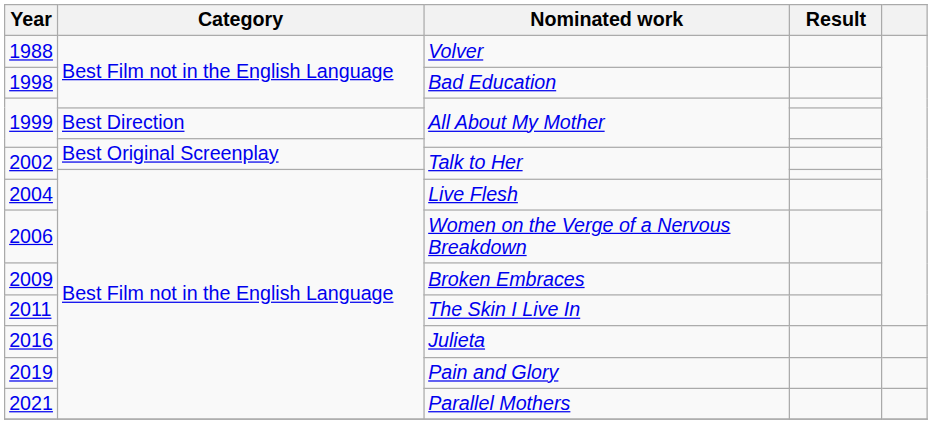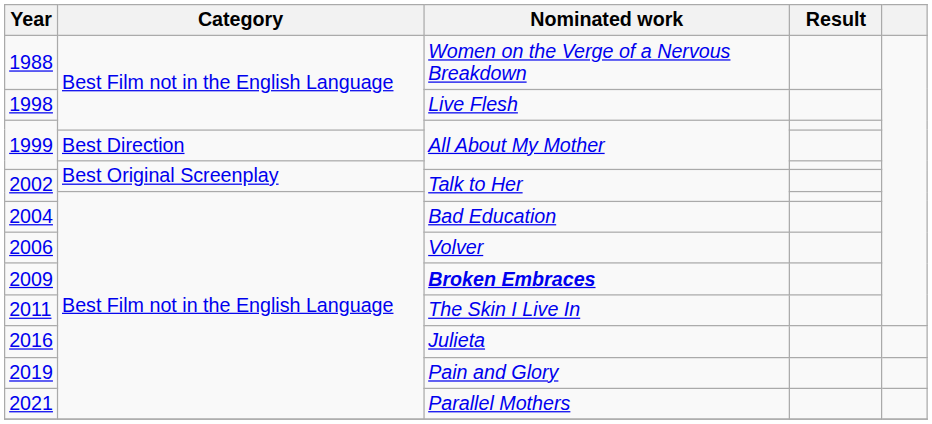(456, 51) Volver -> (579, 62) Women on the Verge of a Nervous Breakdown
(492, 82) Bad Education -> (473, 104) Live Flesh
(473, 194) Live Flesh -> (492, 216) Bad Education
(579, 236) Women on the Verge of a Nervous Breakdown -> (456, 247) Volver
(506, 278) normal -> (512, 278) bold
